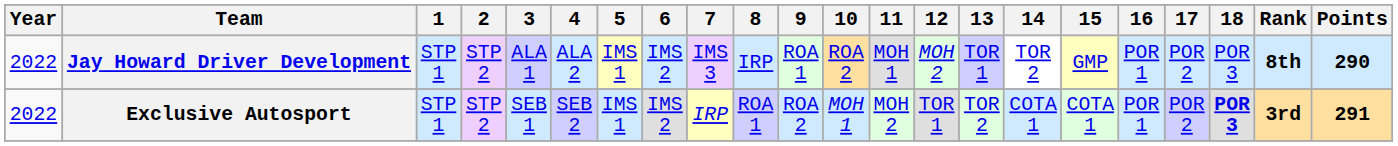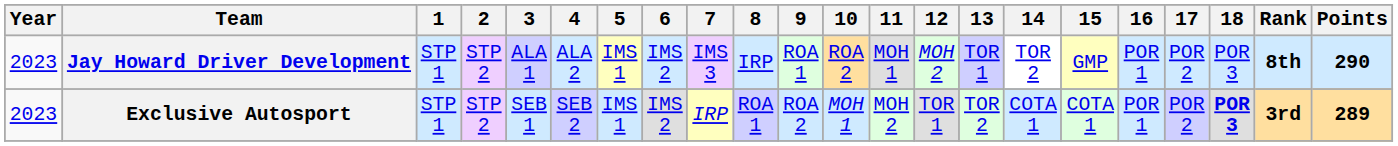(33, 62) 2022 -> (33, 62) 2023
(33, 115) 2022 -> (33, 115) 2023
(1352, 115) 291 -> (1352, 115) 289
